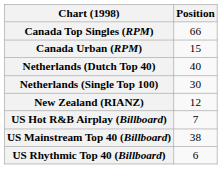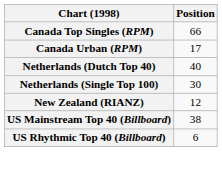(195, 48) 15 -> (195, 48) 17
- row: (89, 119)
